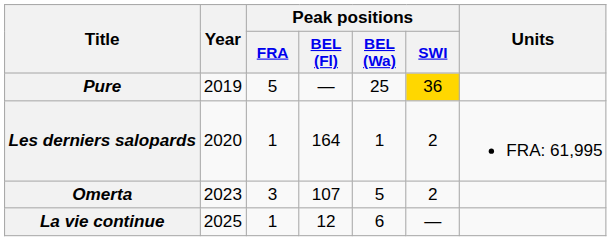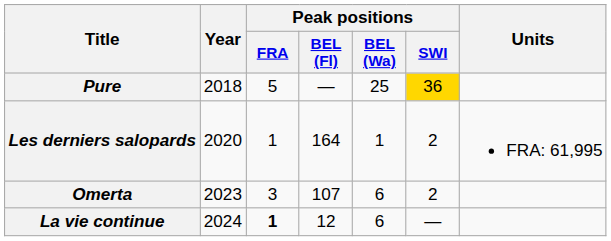(223, 86) 2019 -> (223, 86) 2018
(379, 194) 5 -> (379, 194) 6
(223, 221) 2025 -> (223, 221) 2024
(273, 221) normal -> (273, 221) bold
